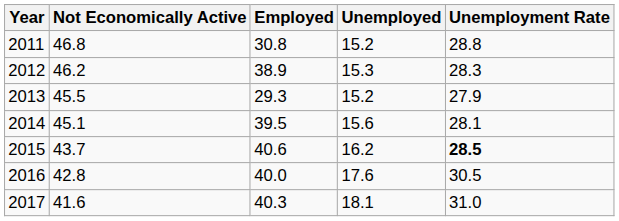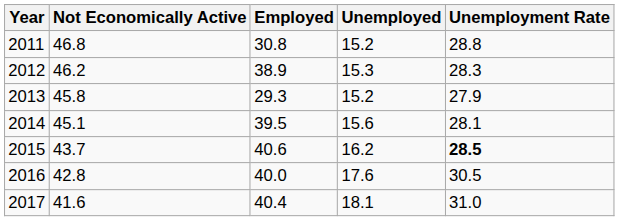(69, 96) 45.5 -> (69, 96) 45.8
(270, 202) 40.3 -> (270, 202) 40.4
